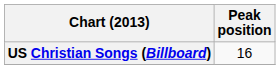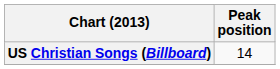(245, 53) 16 -> (245, 53) 14
